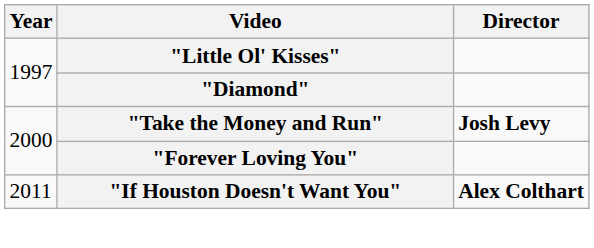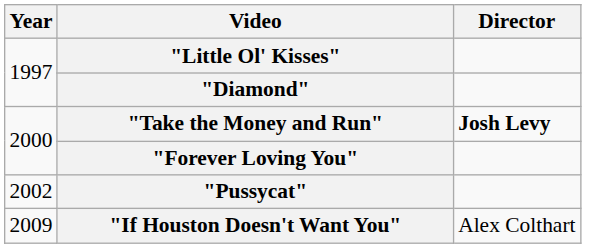+ row: (255, 191)
(31, 191) 2011 -> (31, 225) 2009
(521, 191) bold -> (517, 225) normal
